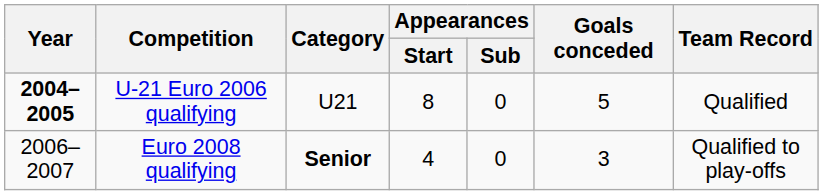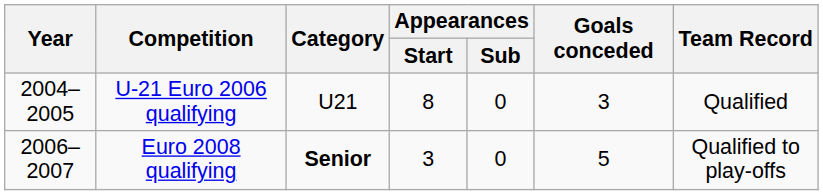(50, 101) bold -> (50, 101) normal
(604, 101) 5 -> (604, 101) 3
(428, 159) 4 -> (428, 159) 3
(604, 159) 3 -> (604, 159) 5
